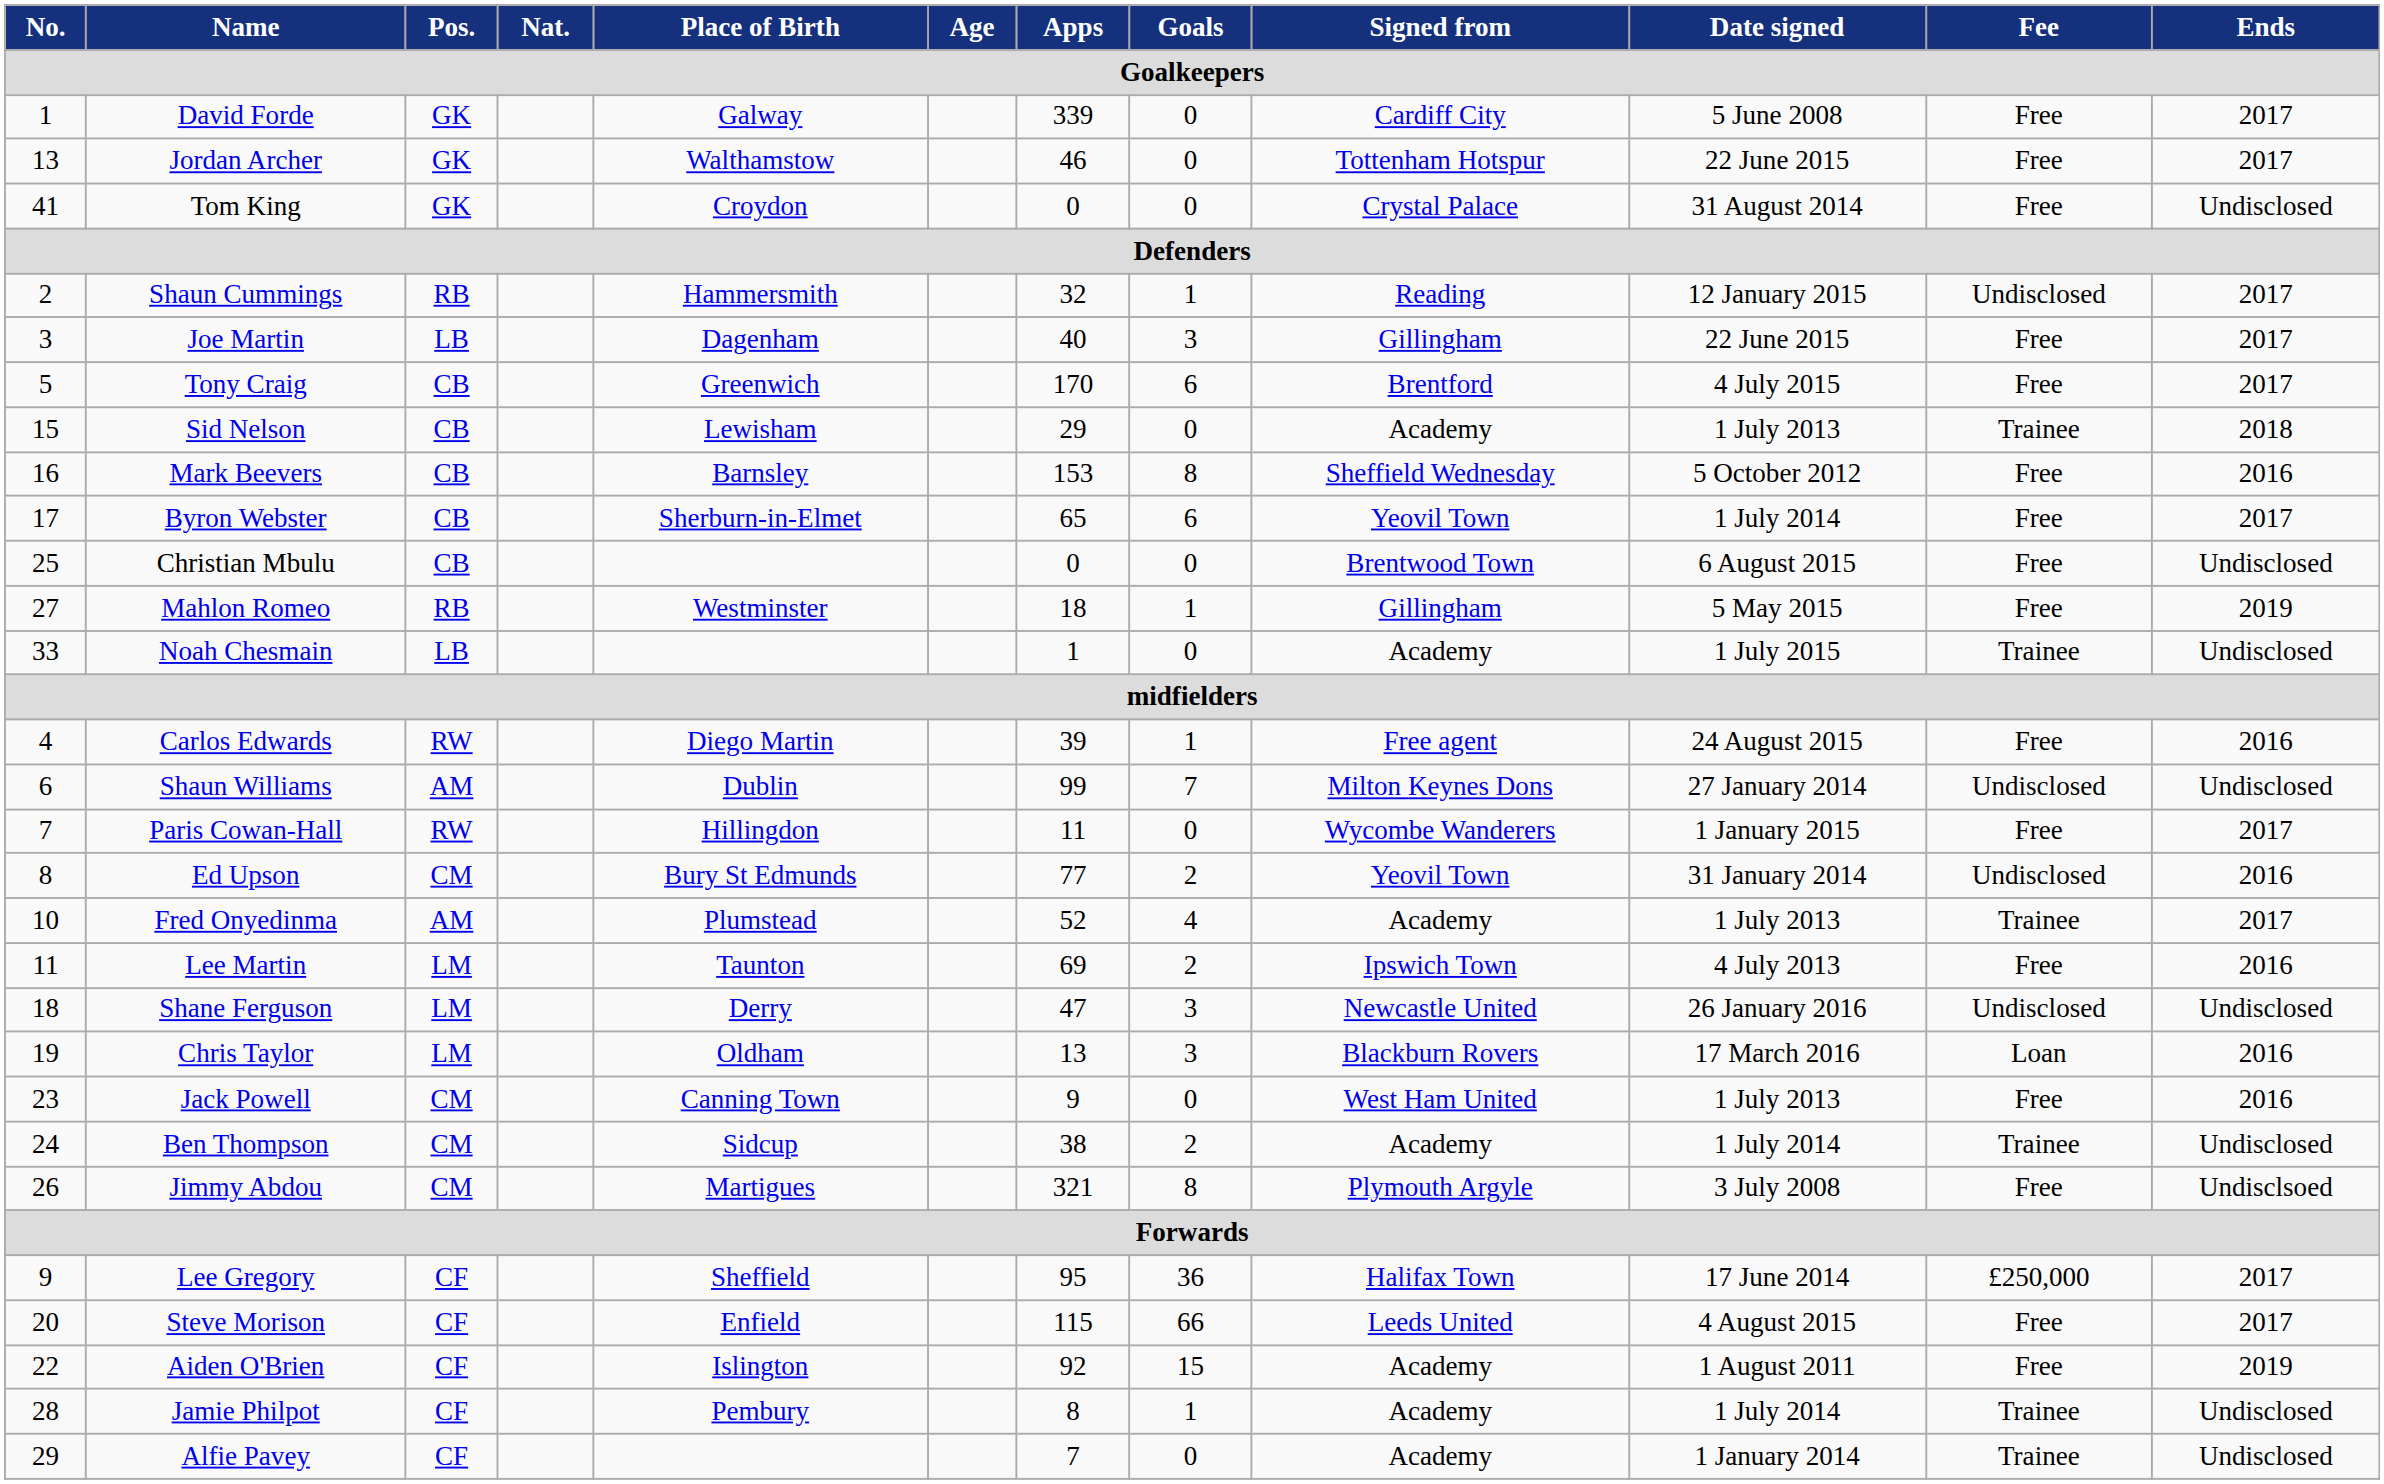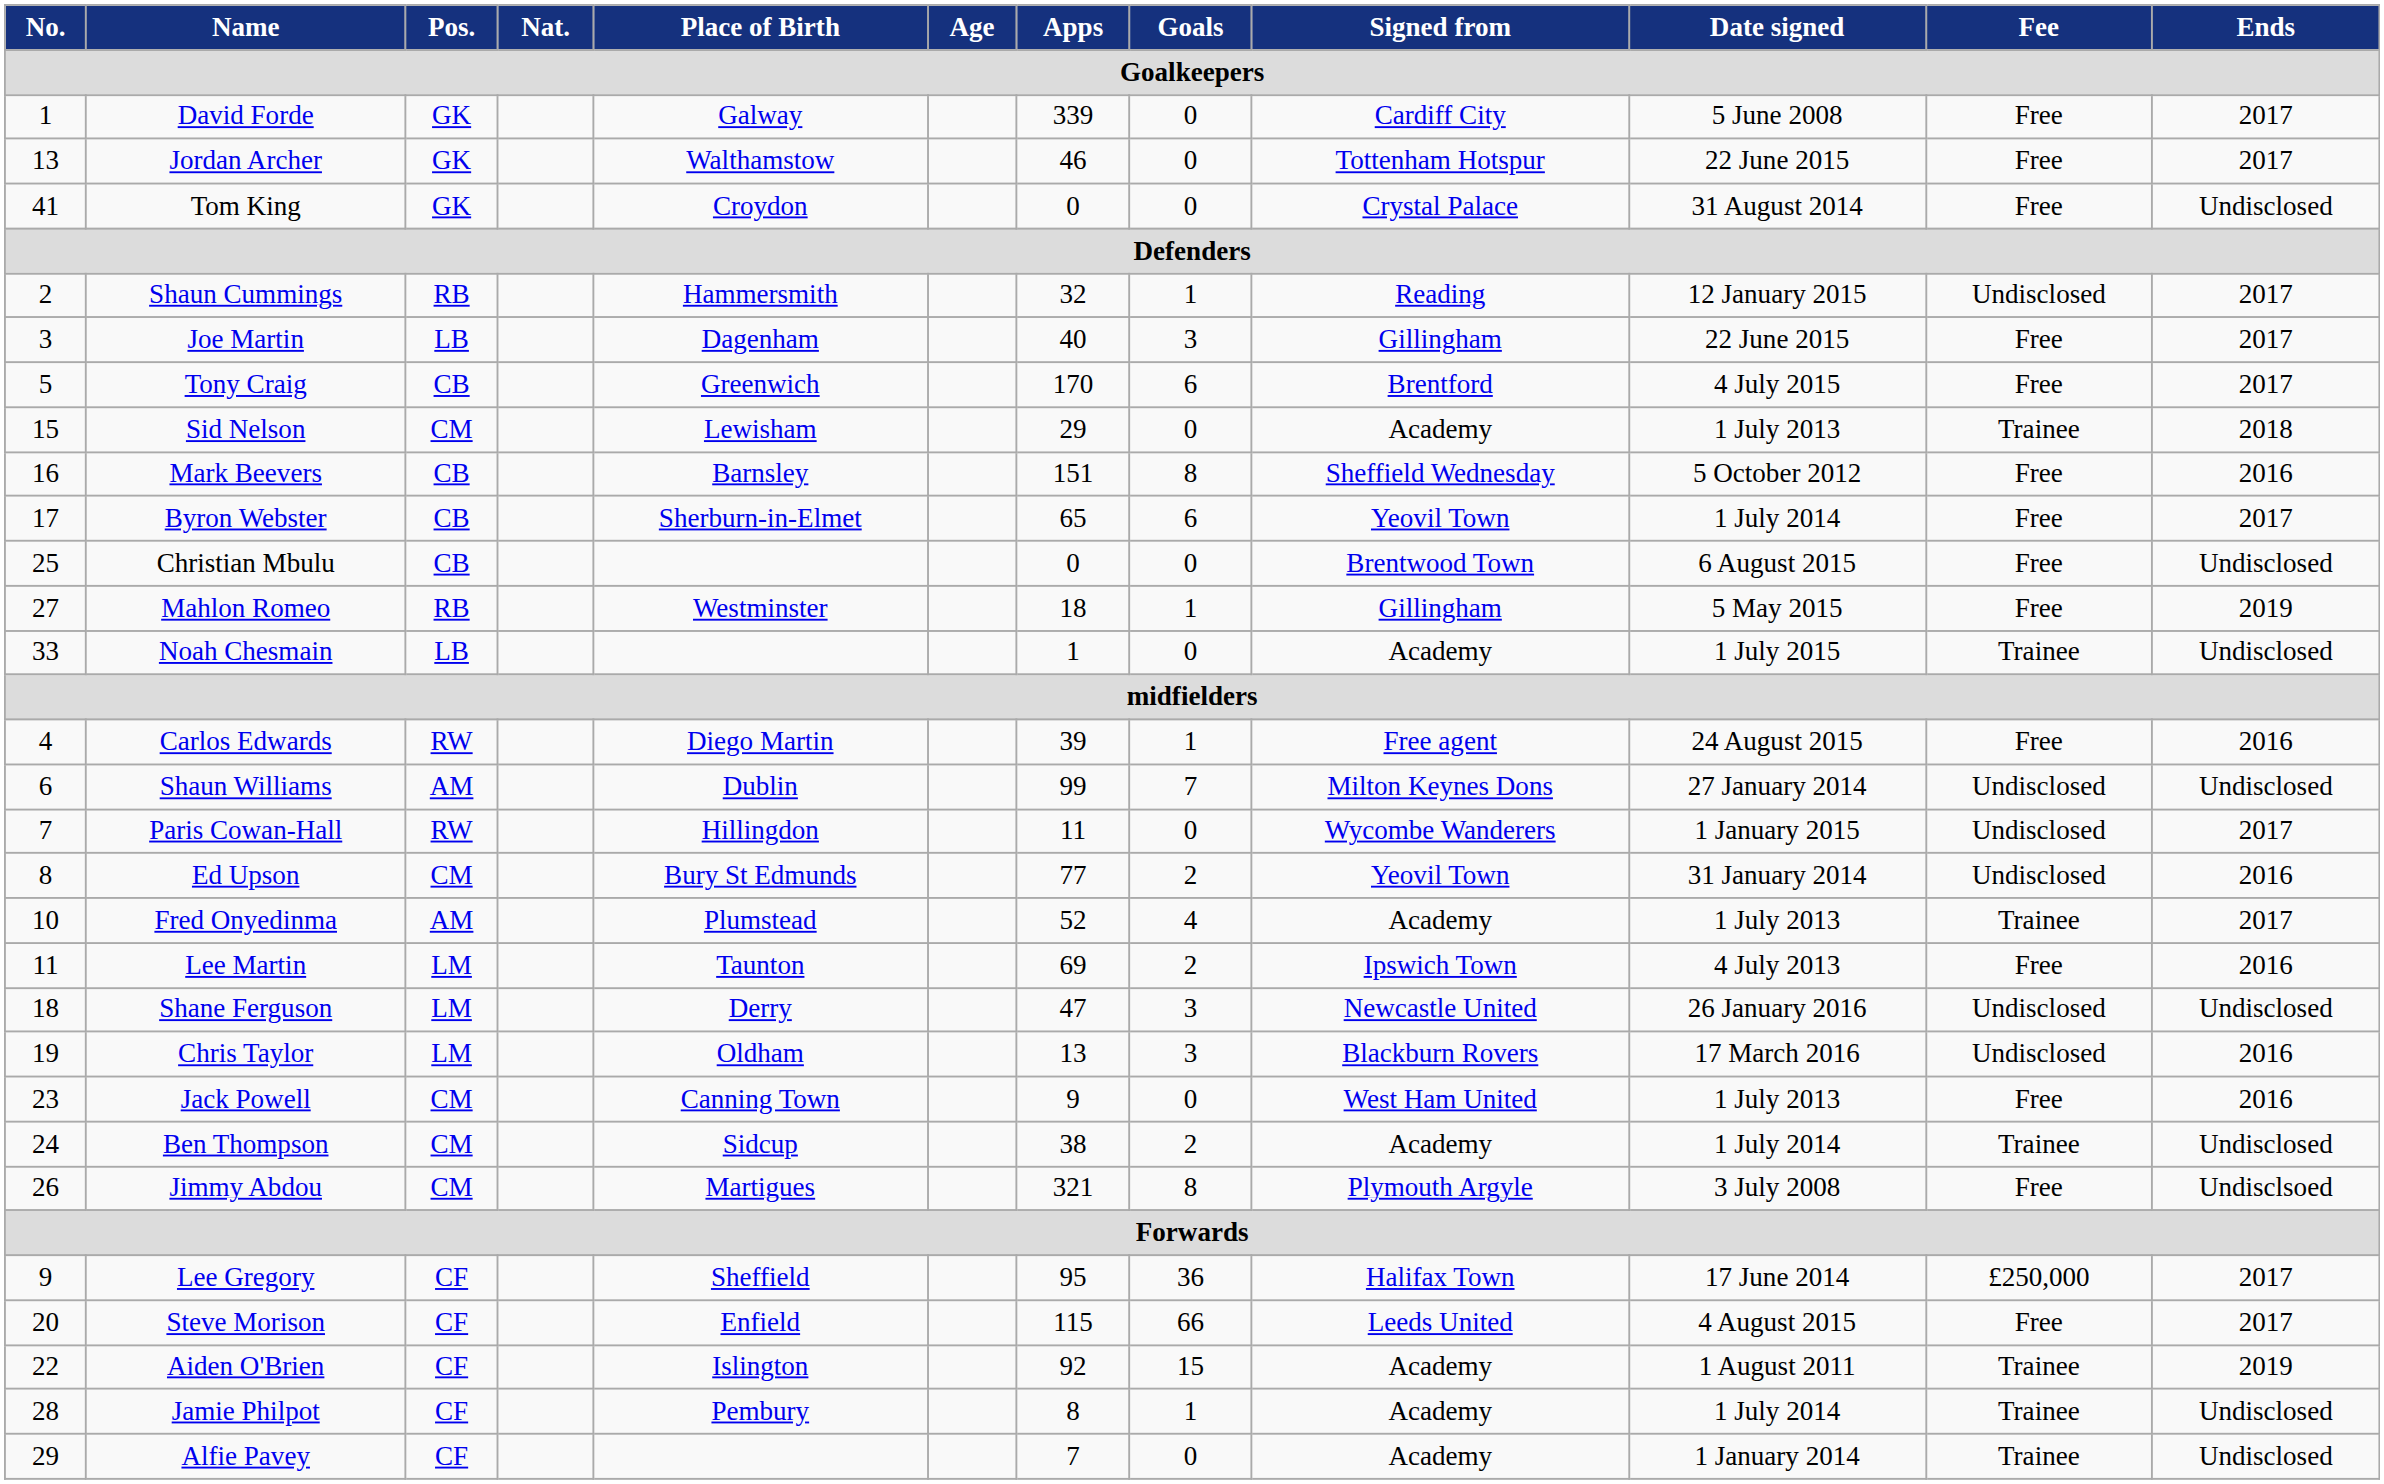(452, 429) CB -> (452, 429) CM
(1073, 473) 153 -> (1073, 473) 151
(2039, 830) Free -> (2039, 830) Undisclosed
(2039, 1054) Loan -> (2039, 1054) Undisclosed
(2039, 1366) Free -> (2039, 1366) Trainee
